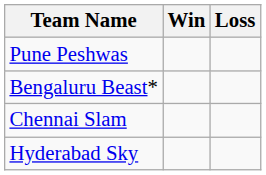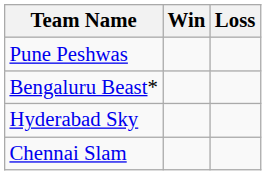rows swapped: (74, 152) <-> (68, 119)
